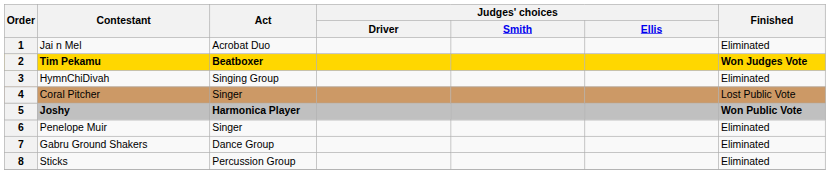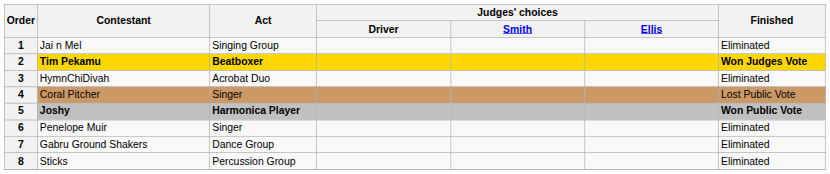(241, 45) Acrobat Duo -> (245, 45) Singing Group
(245, 78) Singing Group -> (241, 78) Acrobat Duo
